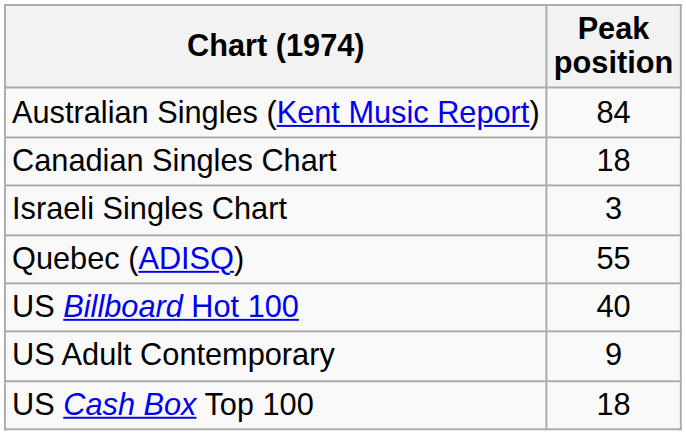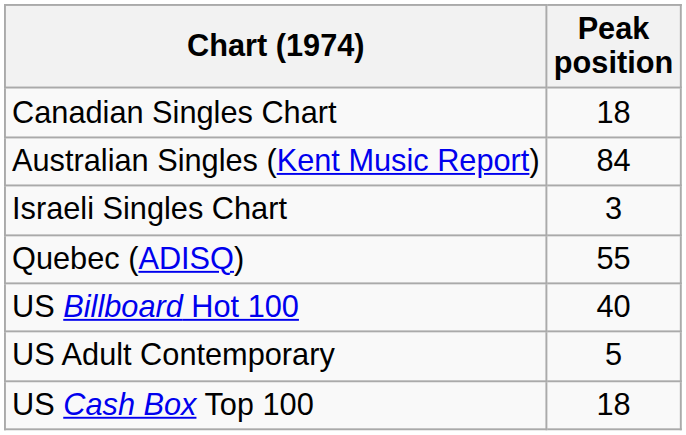rows swapped: (276, 112) <-> (174, 160)
(614, 355) 9 -> (614, 355) 5
